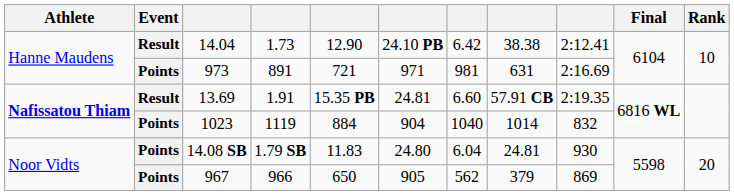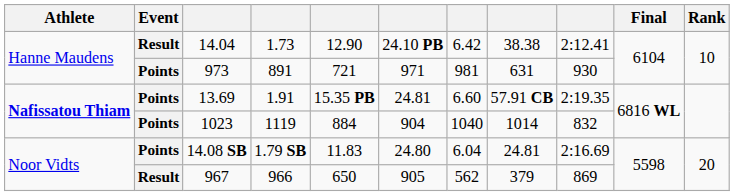(585, 71) 2:16.69 -> (585, 71) 930
(159, 97) Result -> (159, 97) Points
(585, 151) 930 -> (585, 151) 2:16.69
(159, 177) Points -> (159, 177) Result
